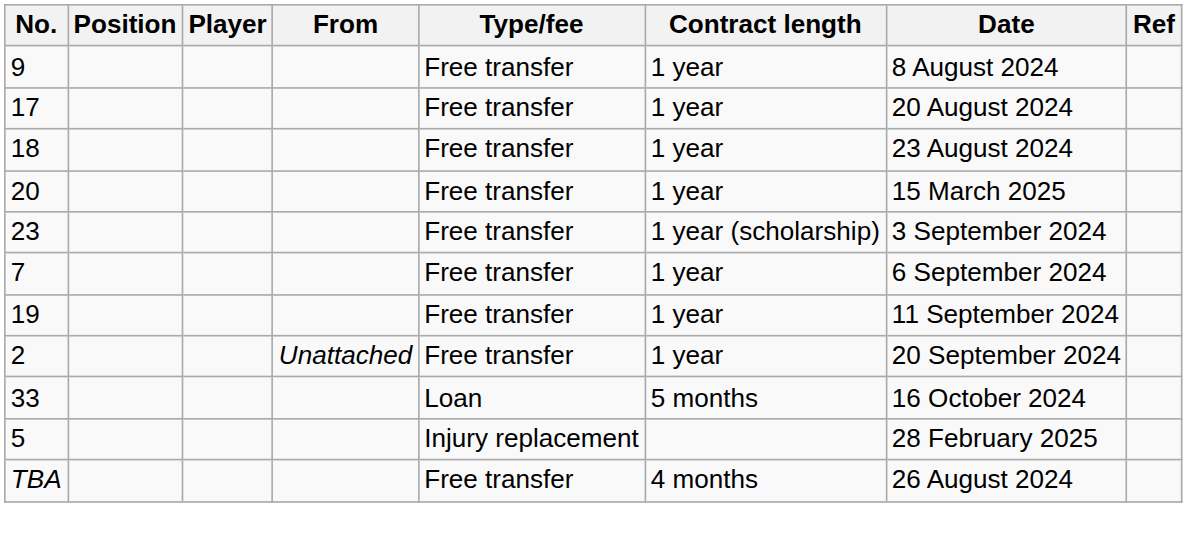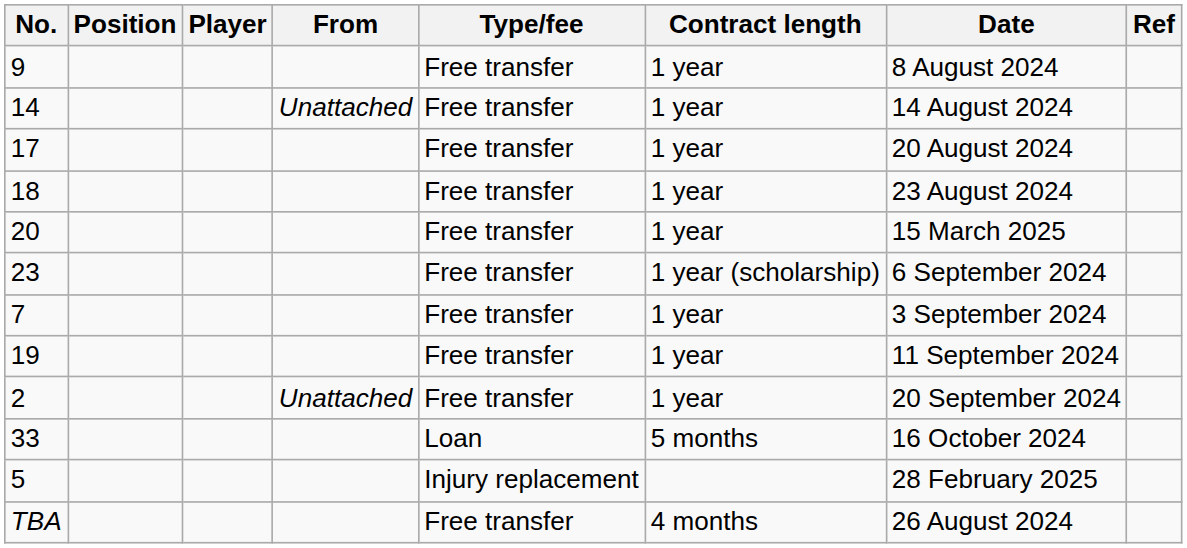+ row: (25, 107)
(999, 231) 3 September 2024 -> (999, 273) 6 September 2024
(999, 273) 6 September 2024 -> (999, 314) 3 September 2024
